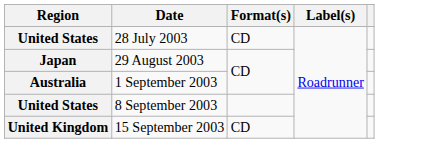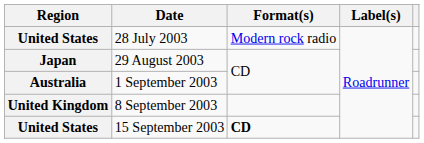(240, 37) CD -> (283, 37) Modern rock radio
(58, 104) United States -> (58, 104) United Kingdom
(58, 127) United Kingdom -> (58, 127) United States
(240, 127) normal -> (241, 127) bold
